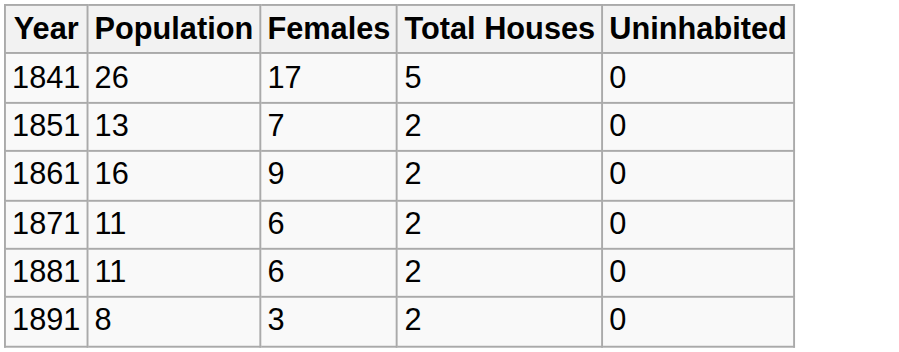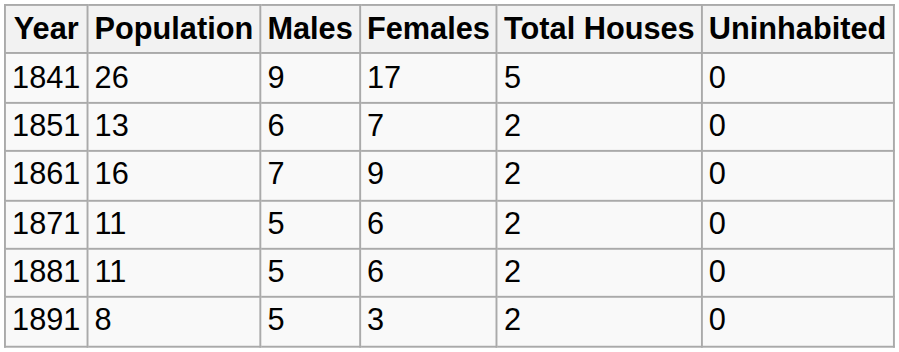+ column: (310, 28)
